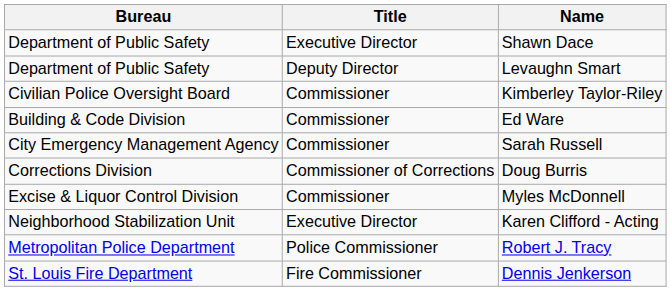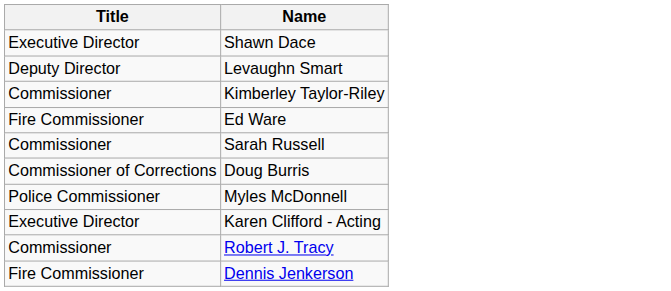- column: (143, 17)
(338, 119) Commissioner -> (76, 119) Fire Commissioner
(338, 196) Commissioner -> (84, 196) Police Commissioner
(362, 247) Police Commissioner -> (60, 247) Commissioner
